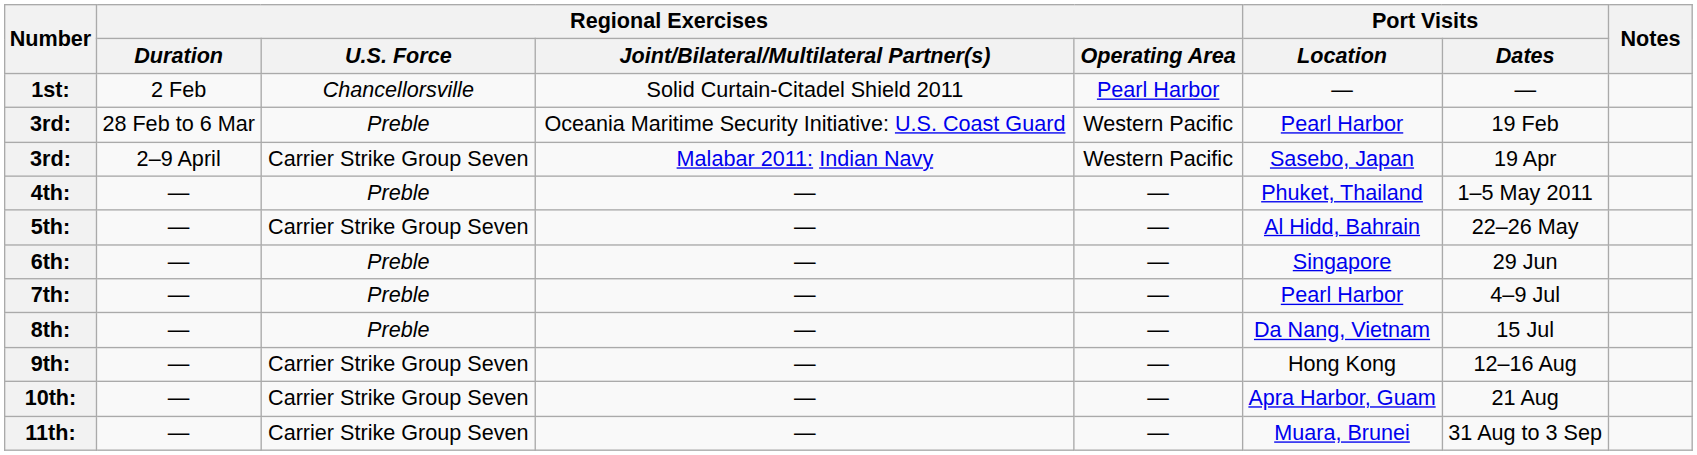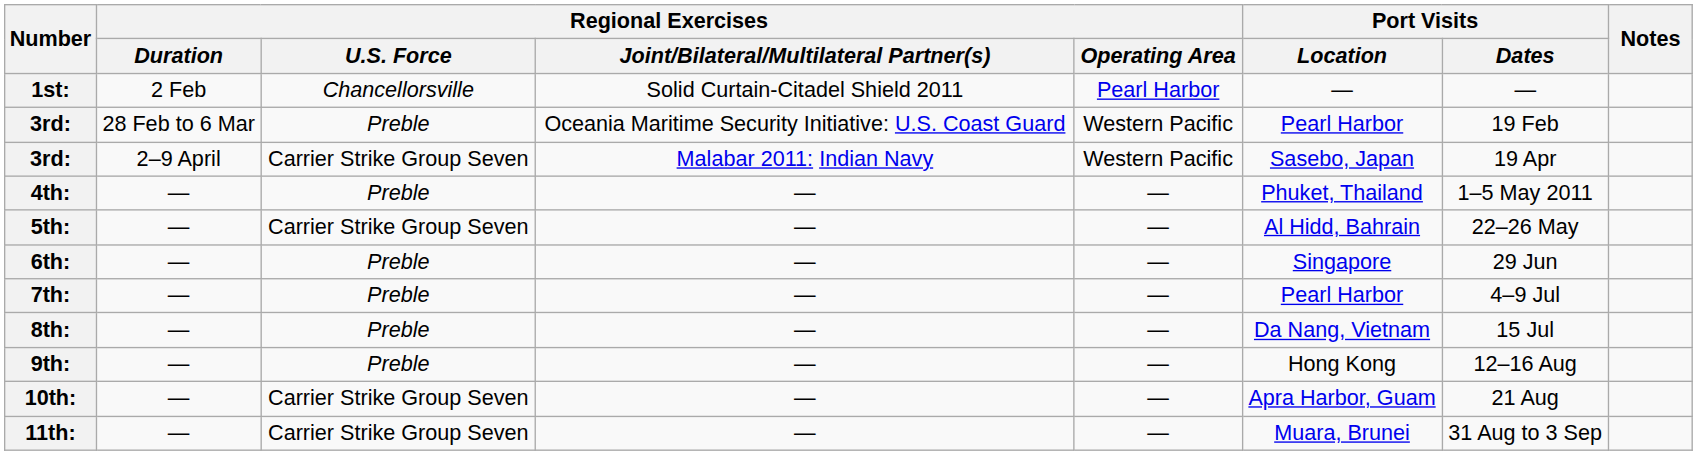(398, 364) Carrier Strike Group Seven -> (398, 364) Preble
